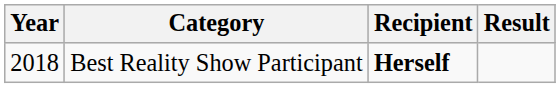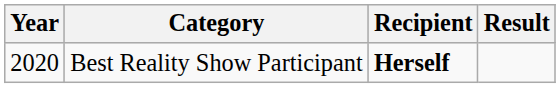(35, 62) 2018 -> (35, 62) 2020
